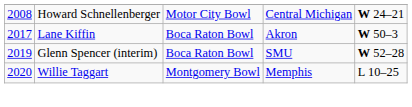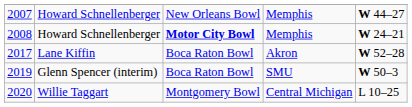+ row: (20, 14)
(208, 14) normal -> (210, 33) bold
(309, 14) Central Michigan -> (289, 33) Memphis
(378, 33) W 50–3 -> (381, 53) W 52–28
(381, 53) W 52–28 -> (378, 72) W 50–3
(289, 72) Memphis -> (309, 92) Central Michigan
